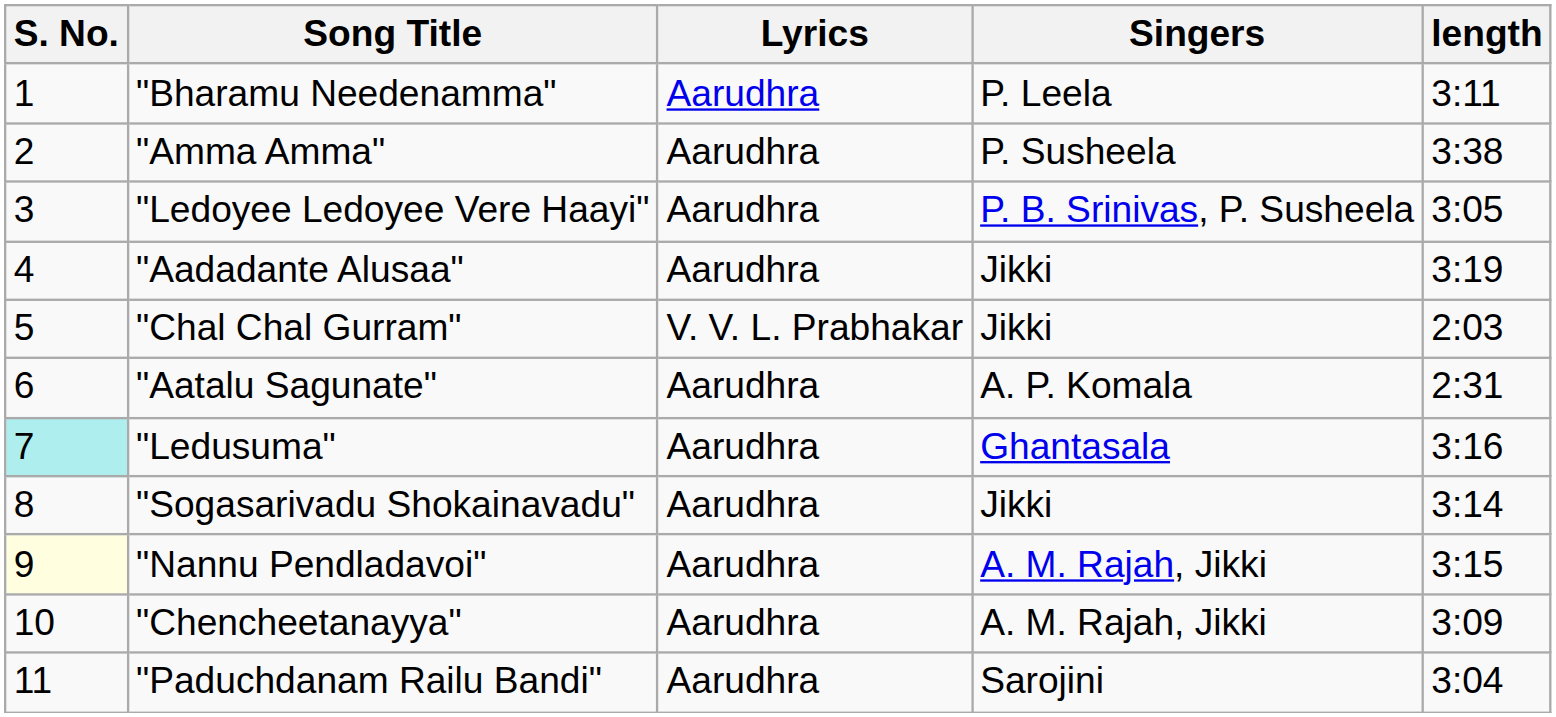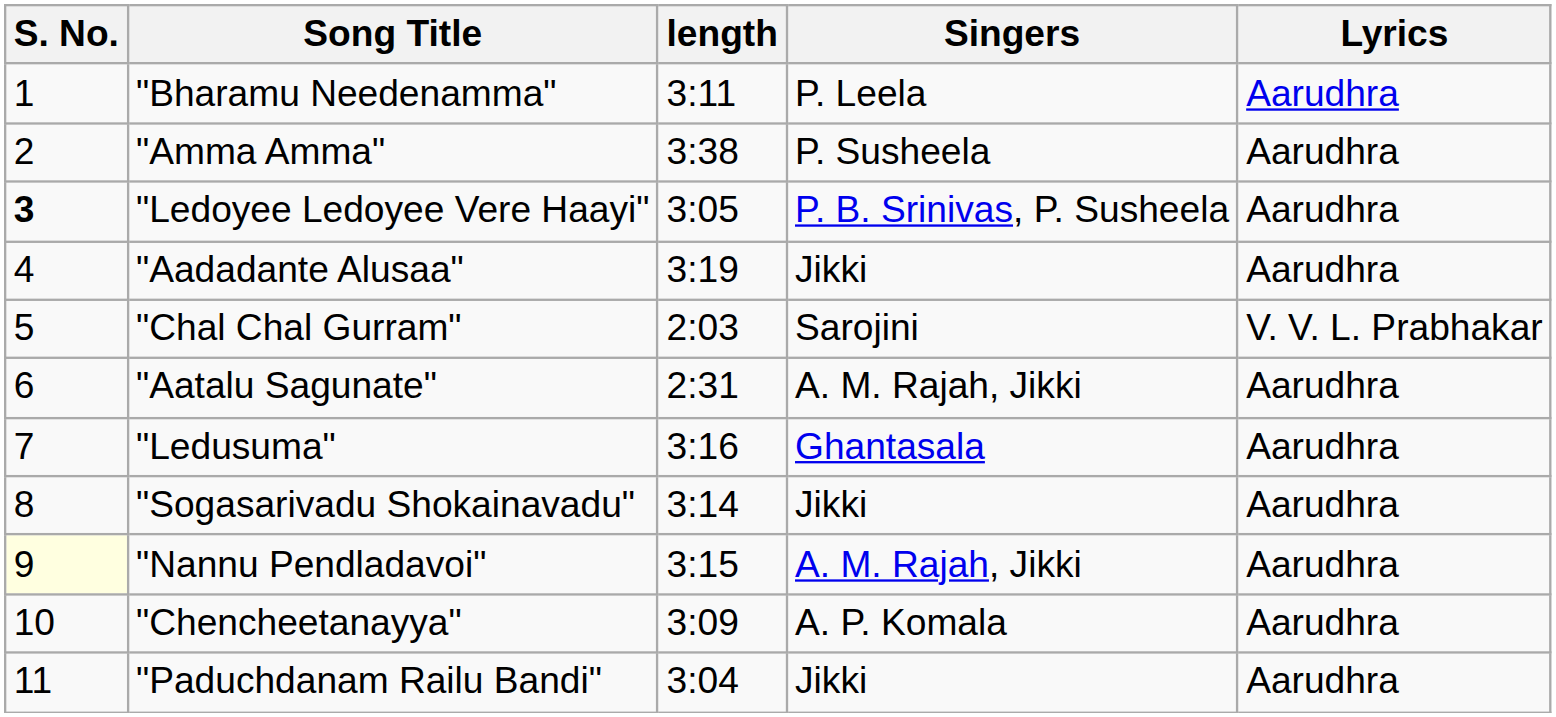columns swapped: (815, 33) <-> (1487, 33)
(24, 210) normal -> (24, 210) bold
(1016, 328) Jikki -> (857, 328) Sarojini
(1086, 387) A. P. Komala -> (938, 387) A. M. Rajah, Jikki
(24, 446) paleturquoise background -> (24, 446) no background
(1124, 622) A. M. Rajah, Jikki -> (901, 622) A. P. Komala
(1042, 681) Sarojini -> (831, 681) Jikki
